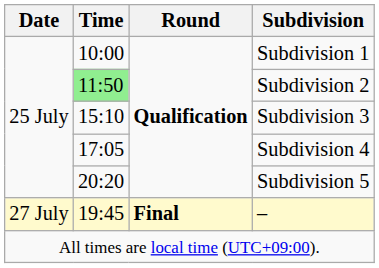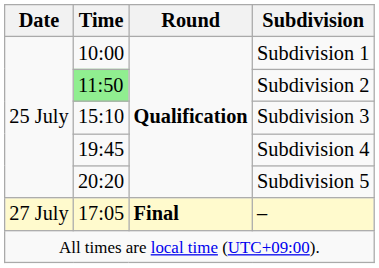(101, 149) 17:05 -> (101, 149) 19:45
(101, 213) 19:45 -> (101, 213) 17:05
